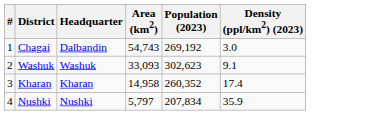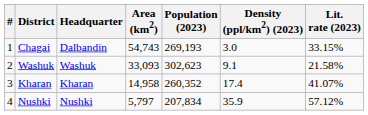+ column: (335, 21)
(183, 47) 269,192 -> (183, 47) 269,193
